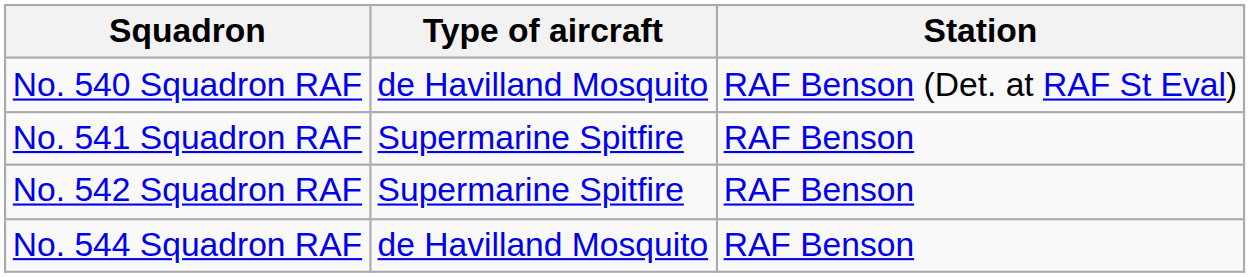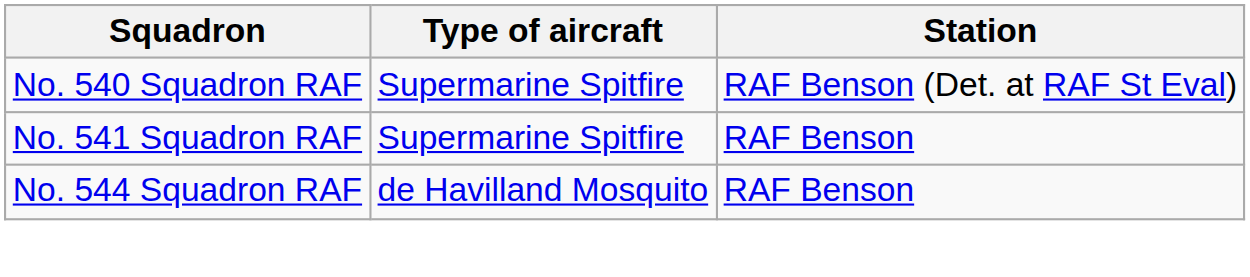(543, 84) de Havilland Mosquito -> (531, 84) Supermarine Spitfire
- row: (187, 191)
